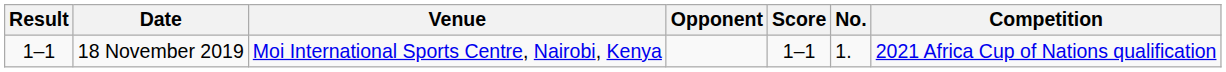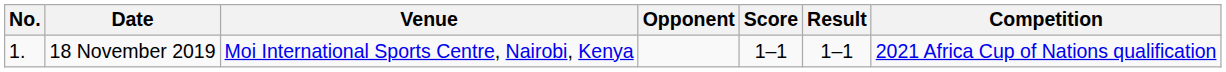columns swapped: (851, 19) <-> (39, 19)
